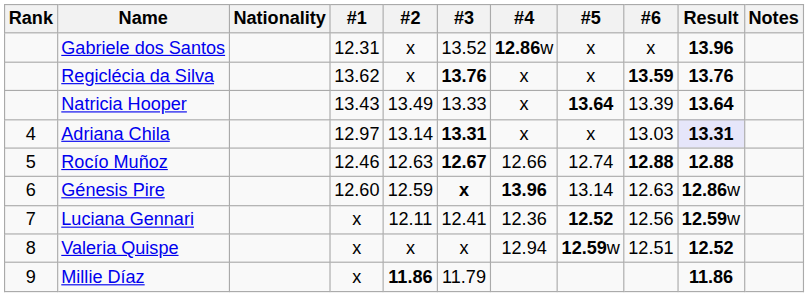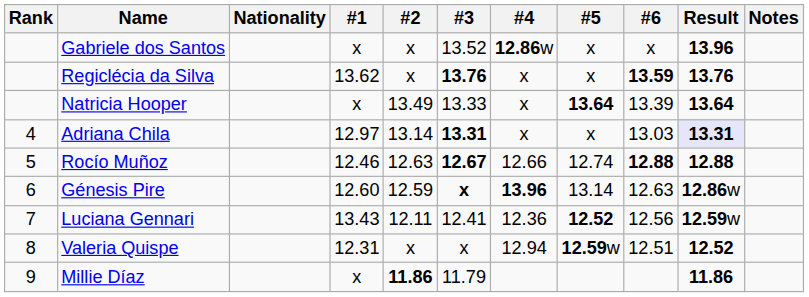(357, 47) 12.31 -> (357, 47) x
(357, 104) 13.43 -> (357, 104) x
(357, 219) x -> (357, 219) 13.43
(357, 248) x -> (357, 248) 12.31
